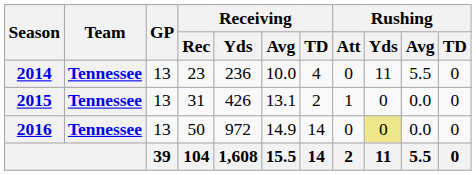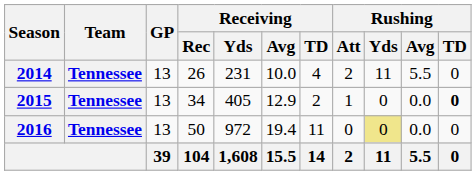(196, 73) 23 -> (196, 73) 26
(238, 73) 236 -> (238, 73) 231
(349, 73) 0 -> (349, 73) 2
(196, 101) 31 -> (196, 101) 34
(238, 101) 426 -> (238, 101) 405
(281, 101) 13.1 -> (281, 101) 12.9
(455, 101) normal -> (455, 101) bold
(281, 128) 14.9 -> (281, 128) 19.4
(316, 128) 14 -> (316, 128) 11
